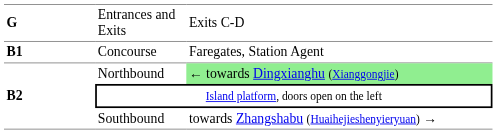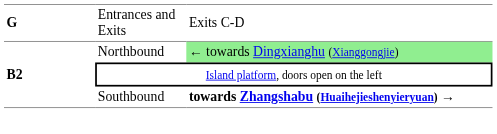- row: (127, 52)
(313, 118) normal -> (322, 96) bold
